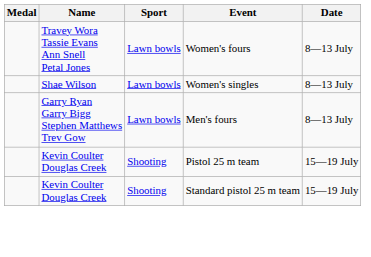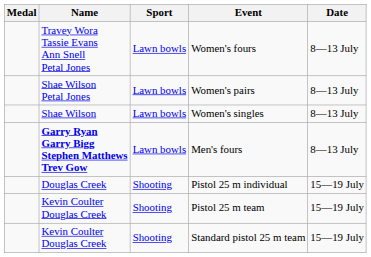+ row: (223, 90)
(82, 119) normal -> (85, 149) bold
+ row: (239, 185)
